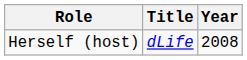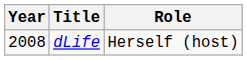columns swapped: (220, 17) <-> (74, 17)
